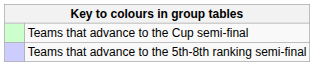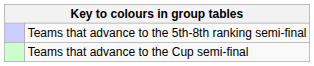rows swapped: (138, 33) <-> (167, 52)
